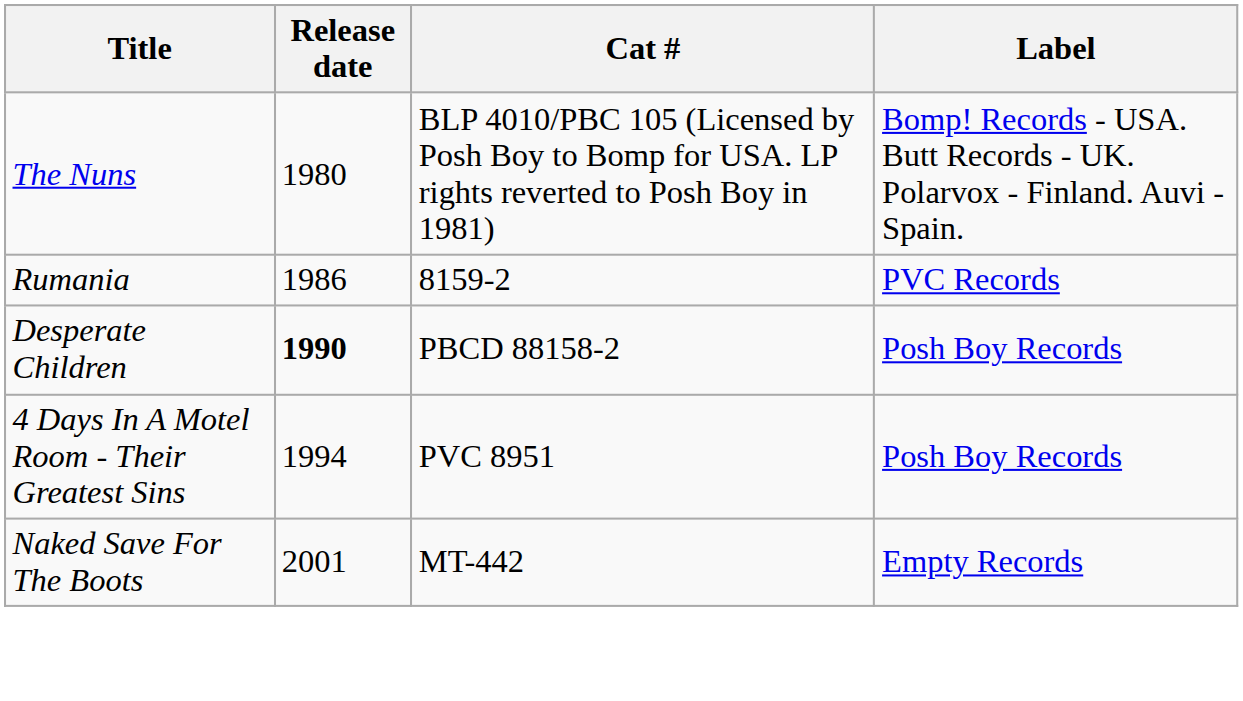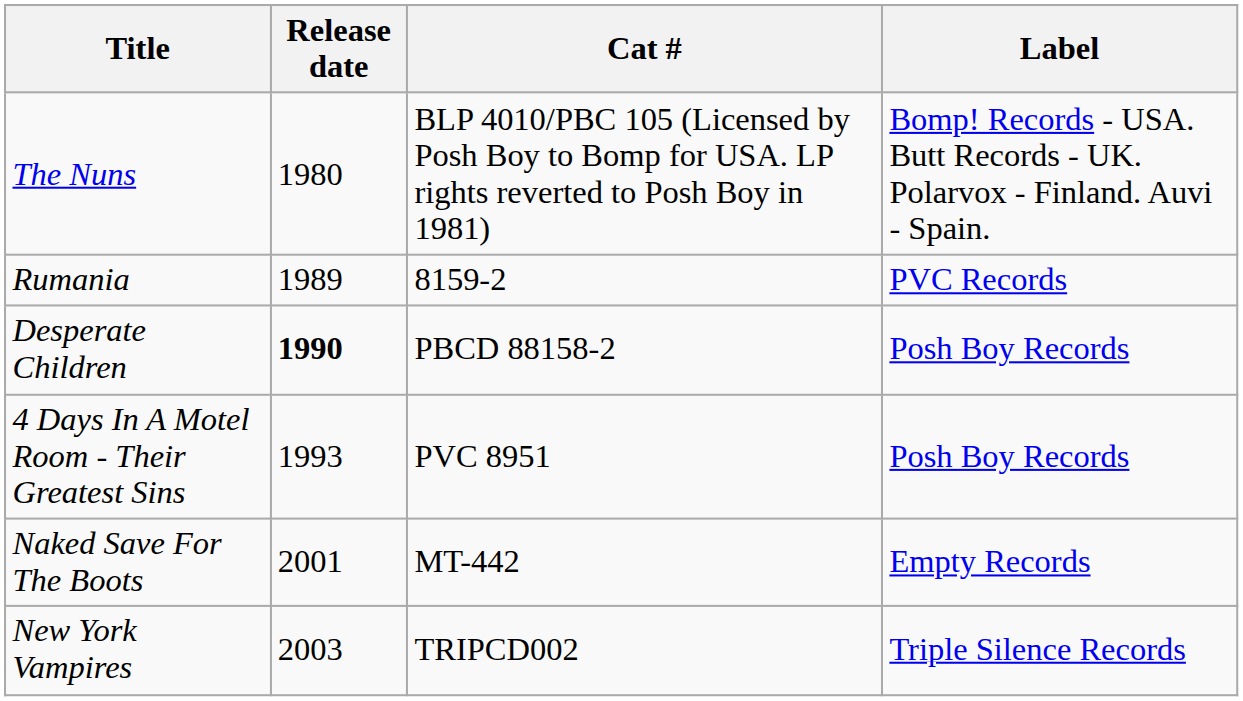(314, 279) 1986 -> (310, 279) 1989
(314, 455) 1994 -> (310, 455) 1993
+ row: (75, 649)
